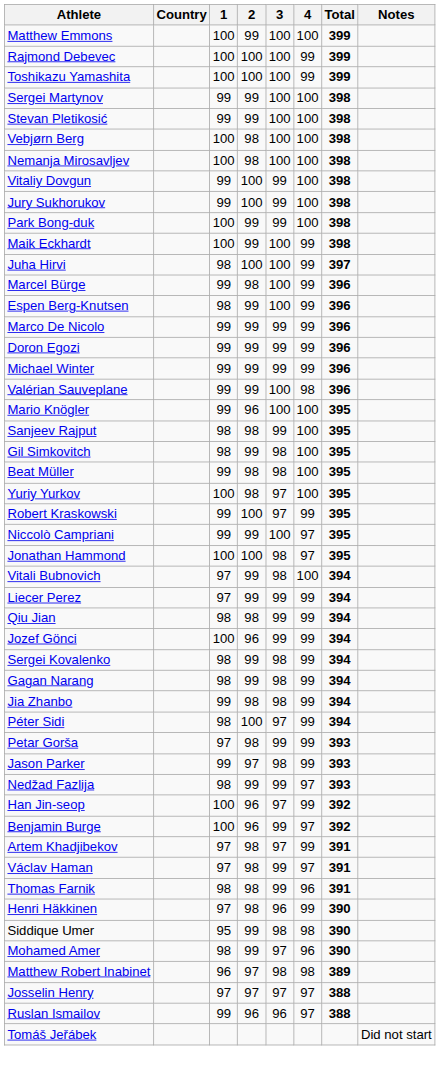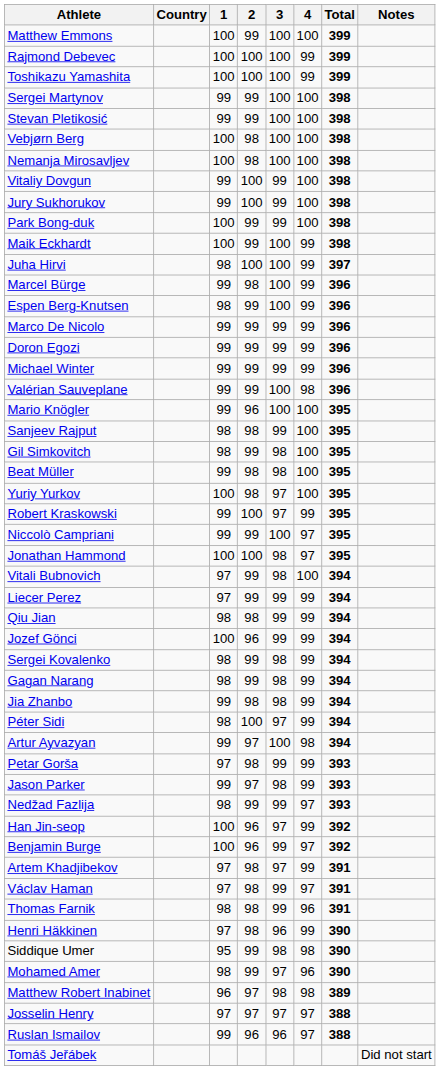+ row: (51, 743)
